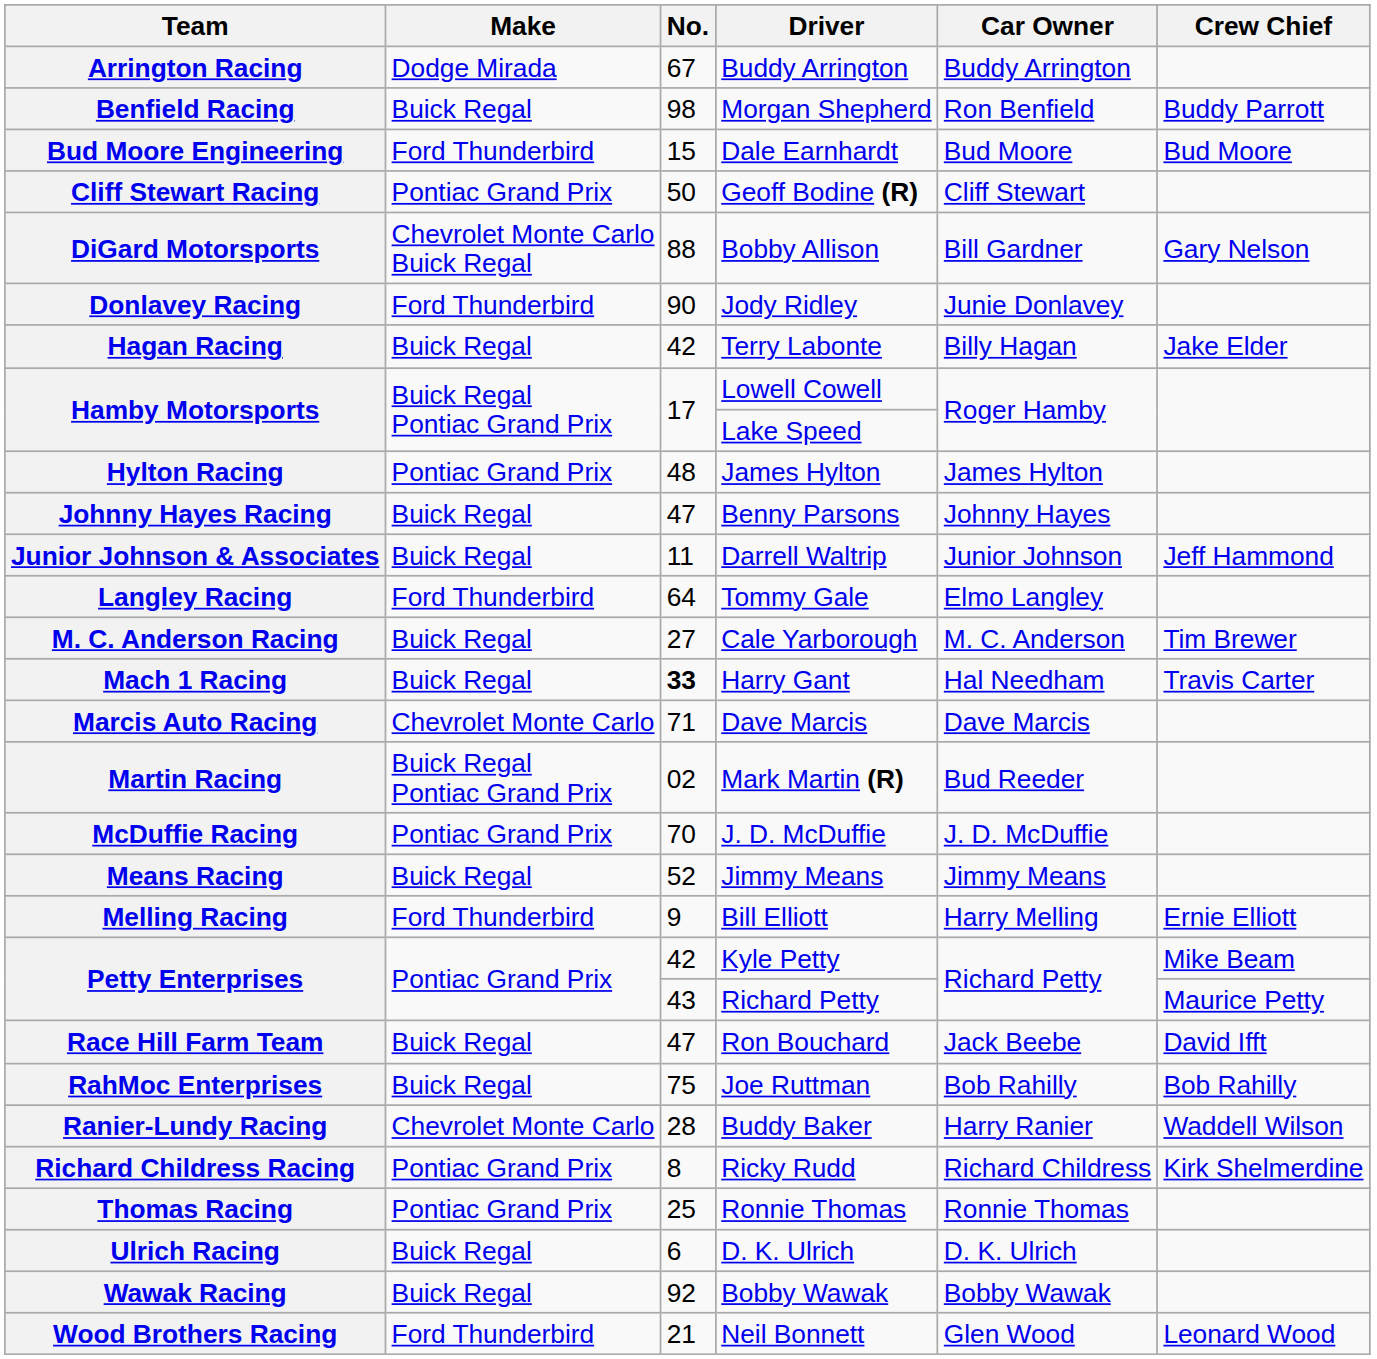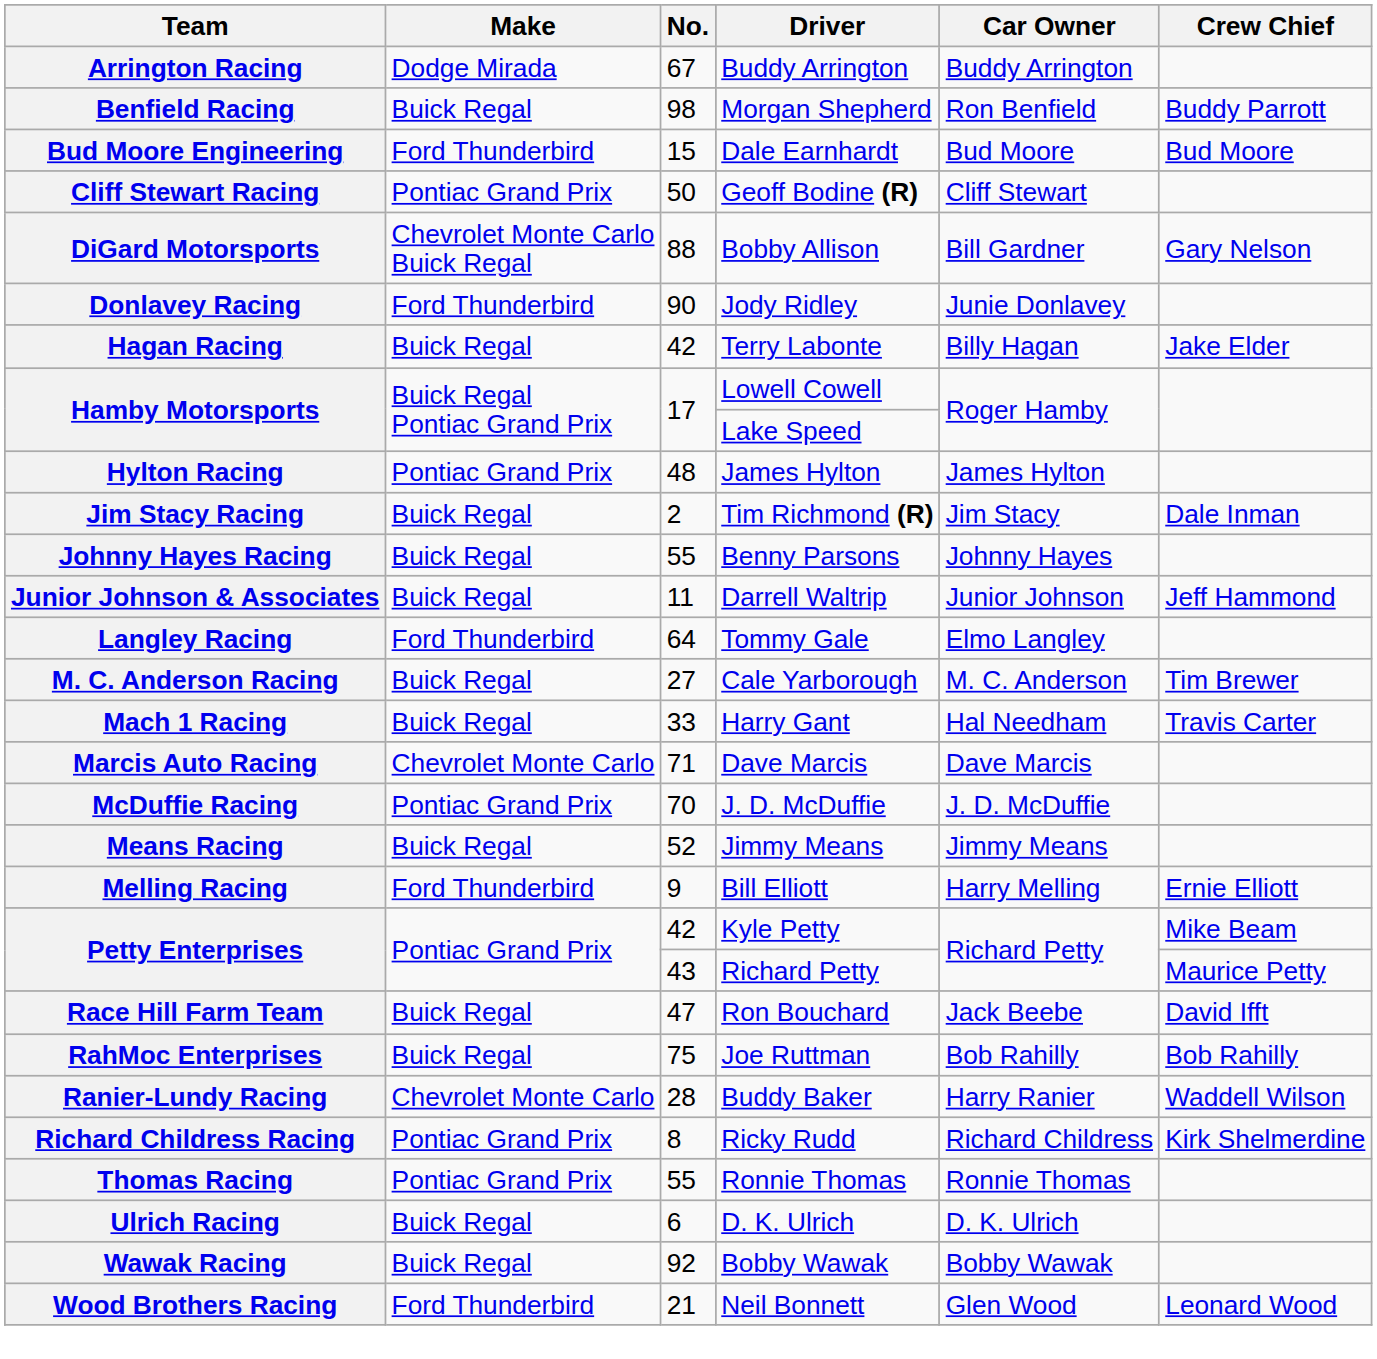+ row: (195, 513)
(681, 513) 47 -> (681, 555) 55
(681, 680) bold -> (681, 721) normal
- row: (195, 778)
(681, 1209) 25 -> (681, 1179) 55
